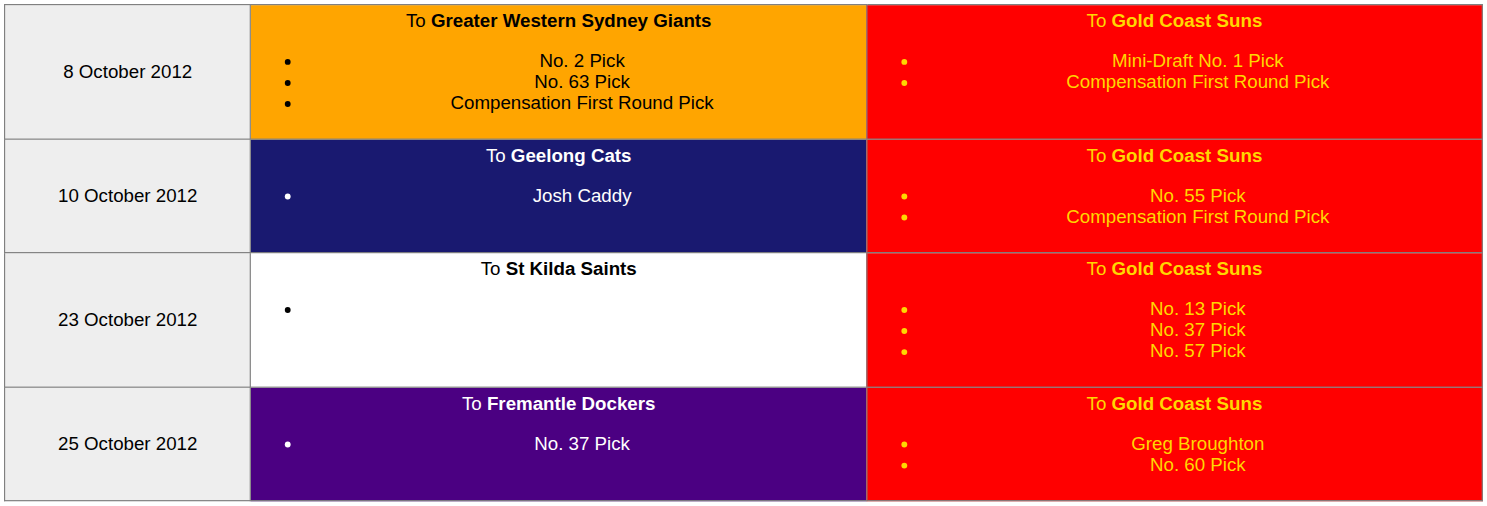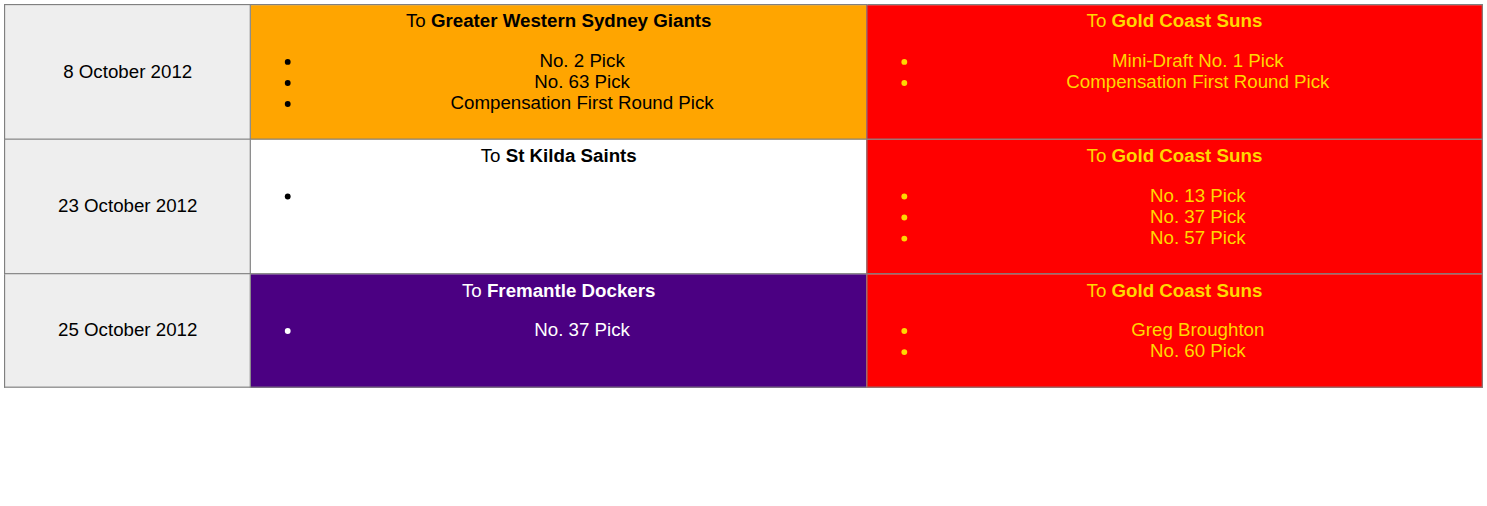- row: (128, 195)
